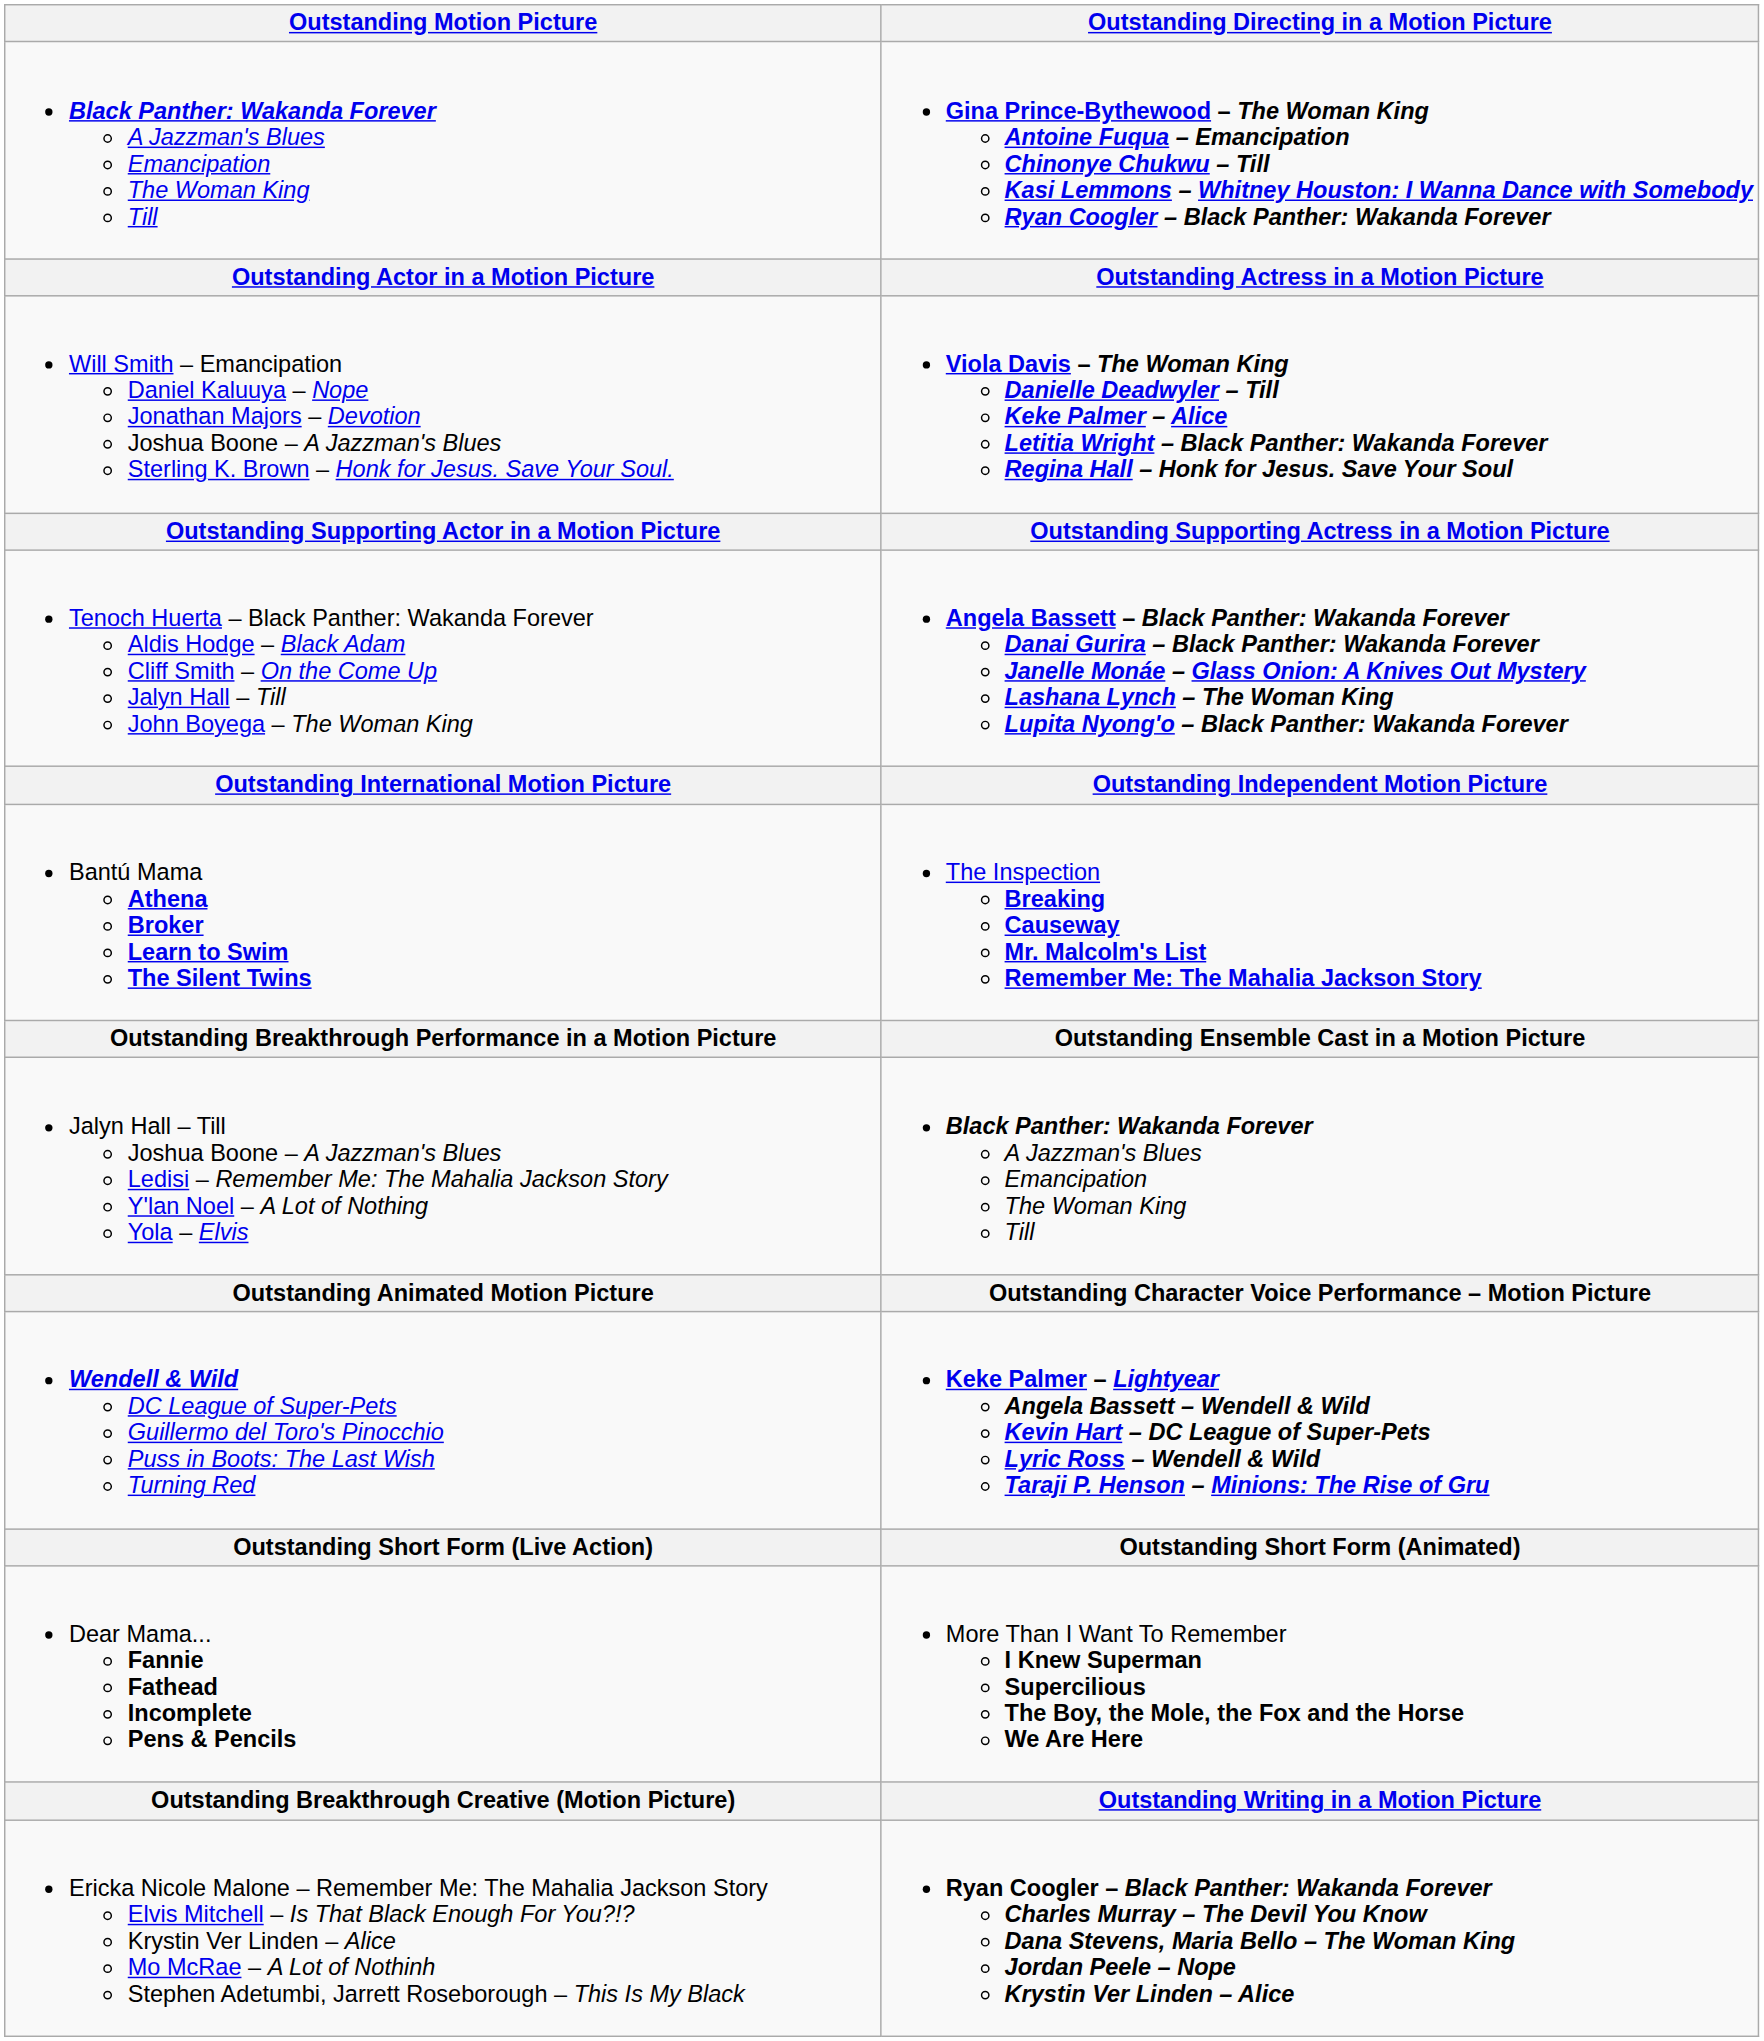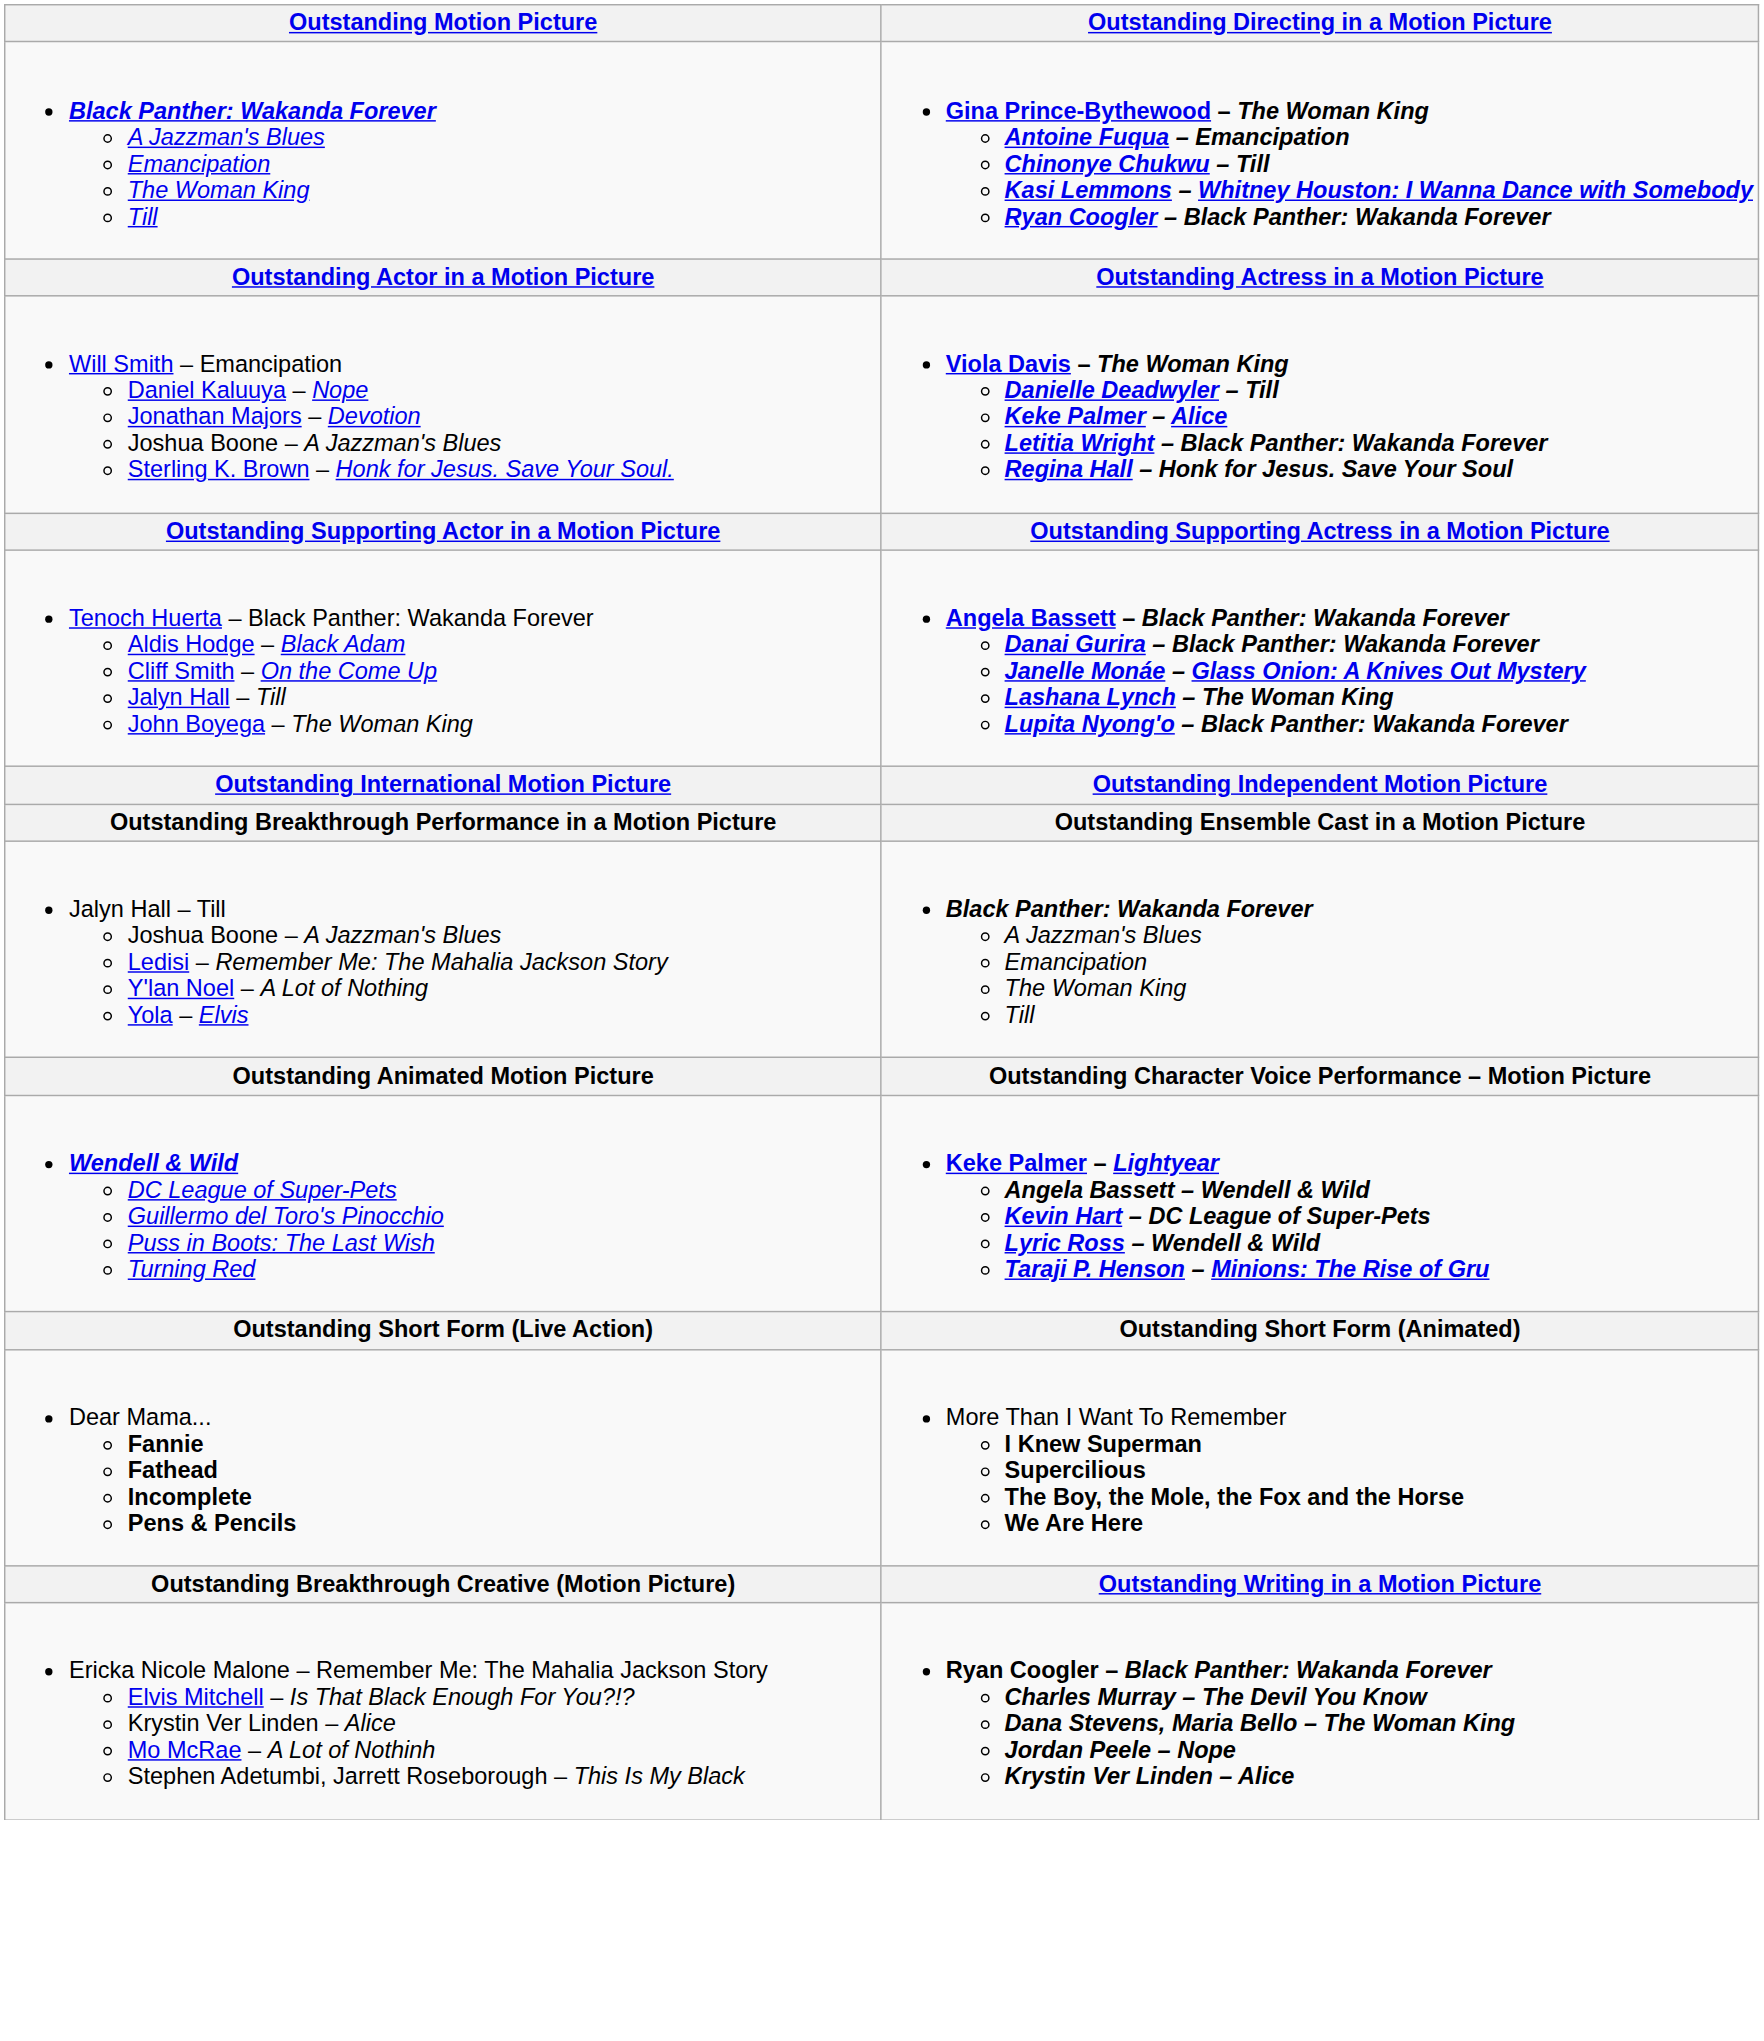- row: (443, 925)
